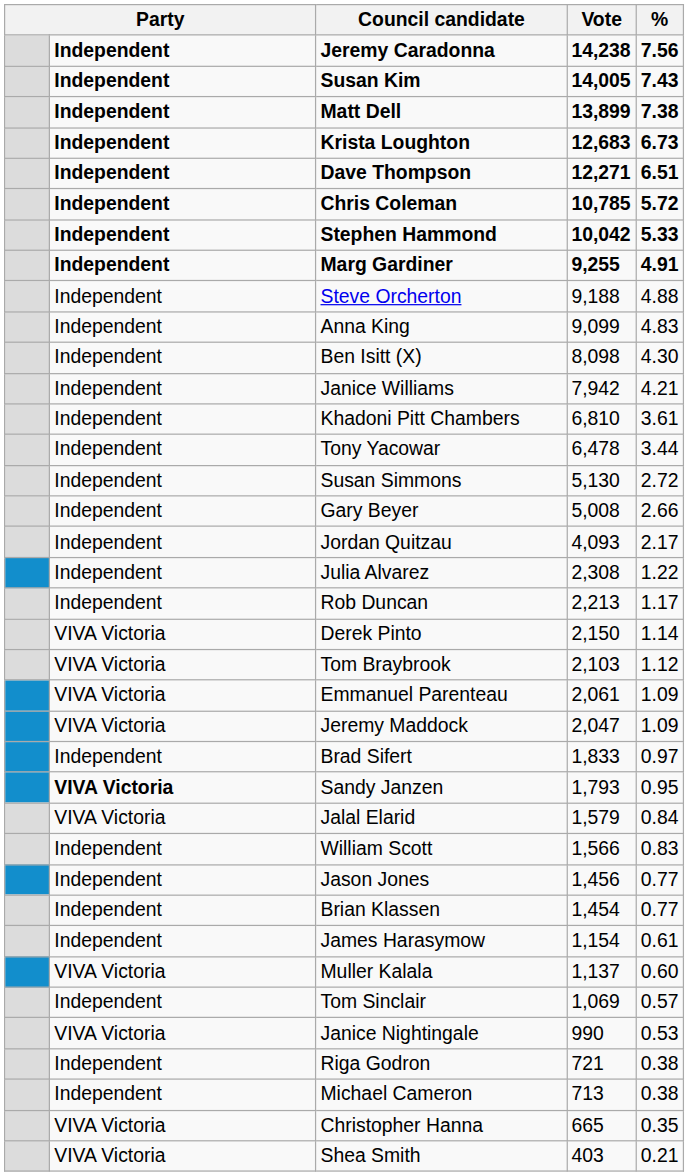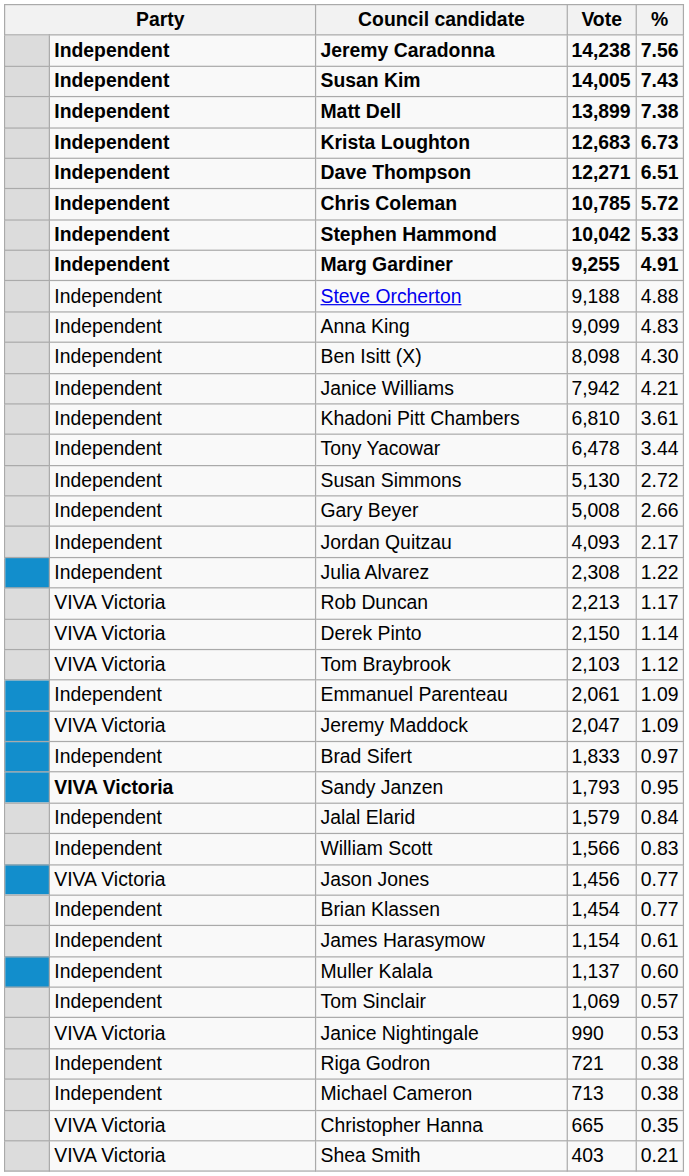(108, 603) Independent -> (110, 603) VIVA Victoria
(110, 695) VIVA Victoria -> (108, 695) Independent
(110, 818) VIVA Victoria -> (108, 818) Independent
(108, 879) Independent -> (110, 879) VIVA Victoria
(110, 971) VIVA Victoria -> (108, 971) Independent
